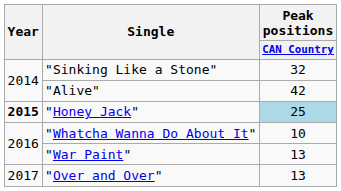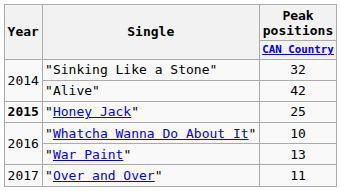(298, 112) lightblue background -> (298, 112) no background
(298, 176) 13 -> (298, 176) 11
